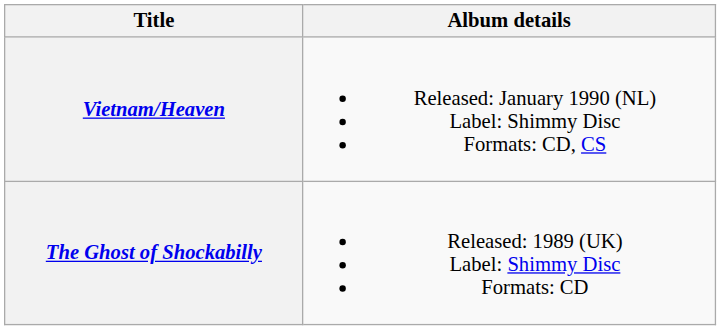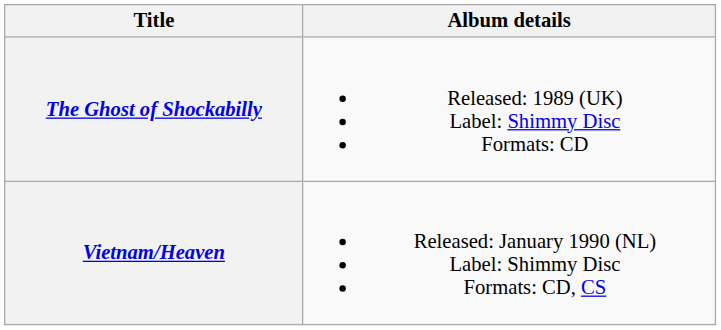rows swapped: (154, 252) <-> (154, 109)
